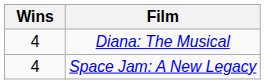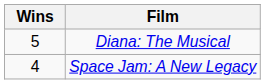(35, 41) 4 -> (35, 41) 5
